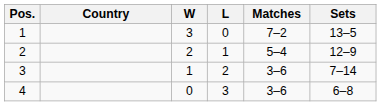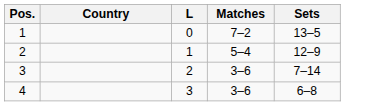- column: (189, 14)
